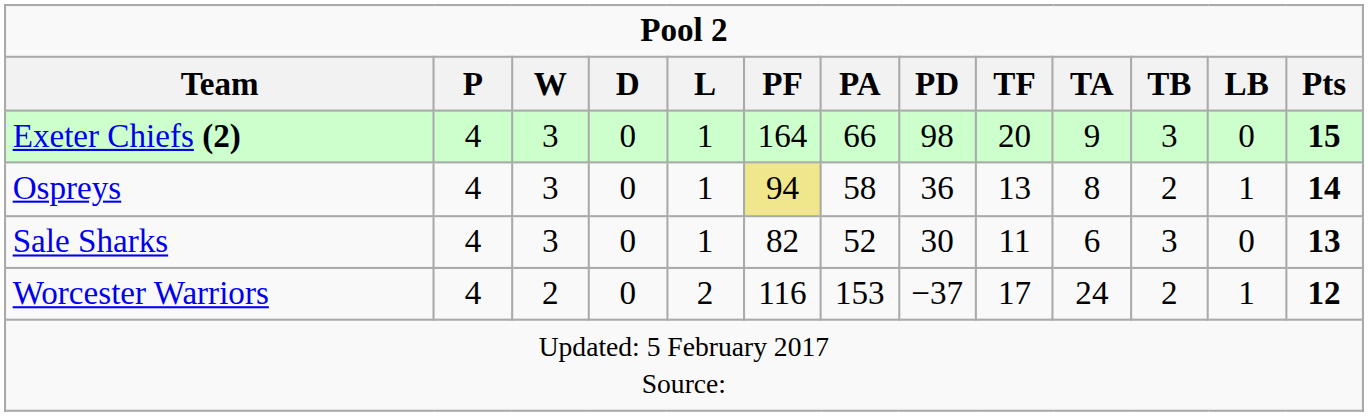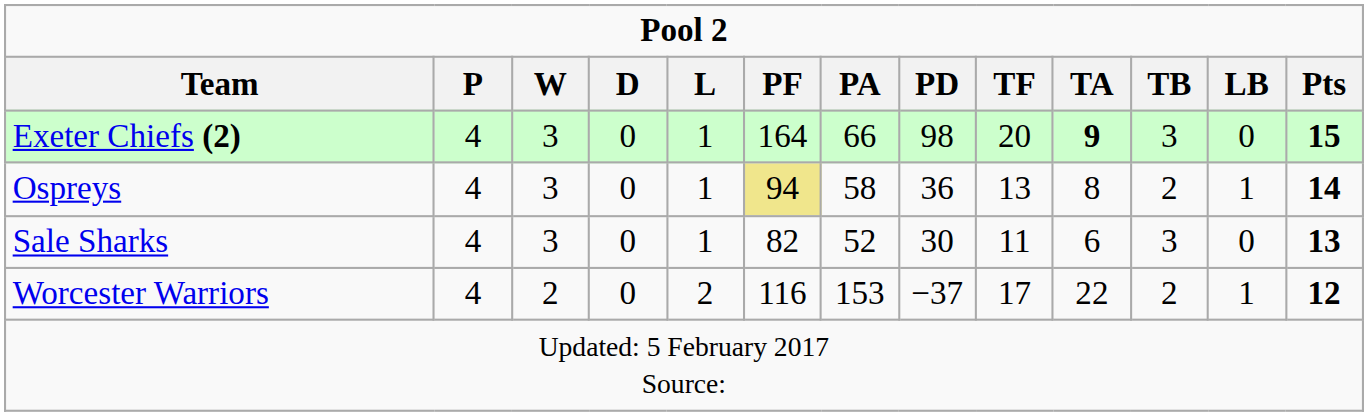(1092, 135) normal -> (1092, 135) bold
(1092, 293) 24 -> (1092, 293) 22
